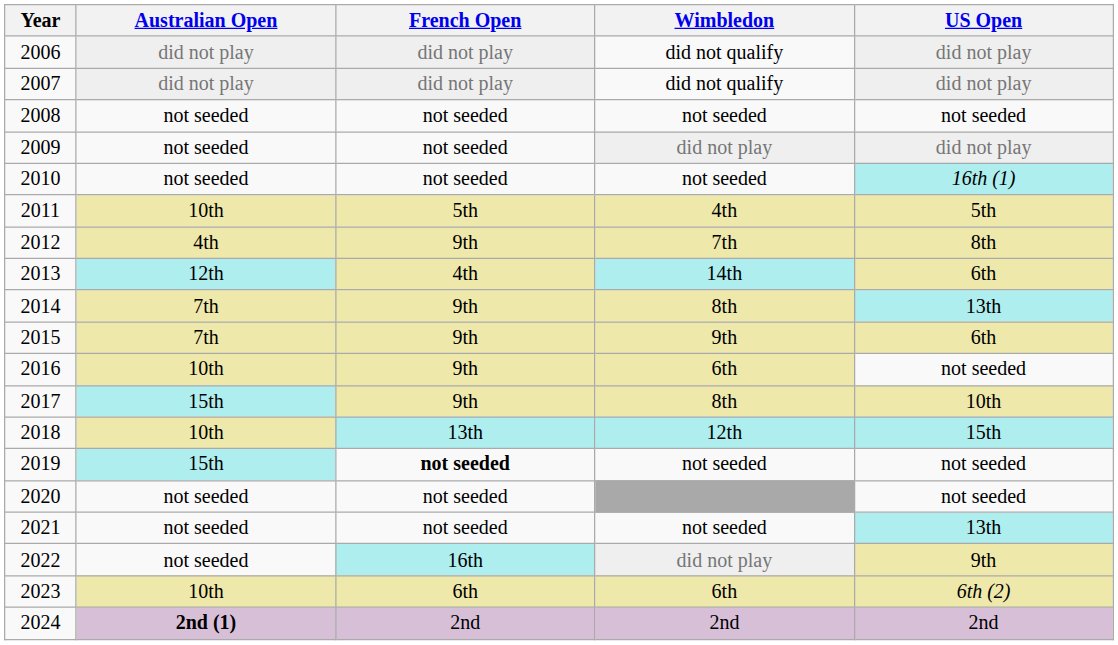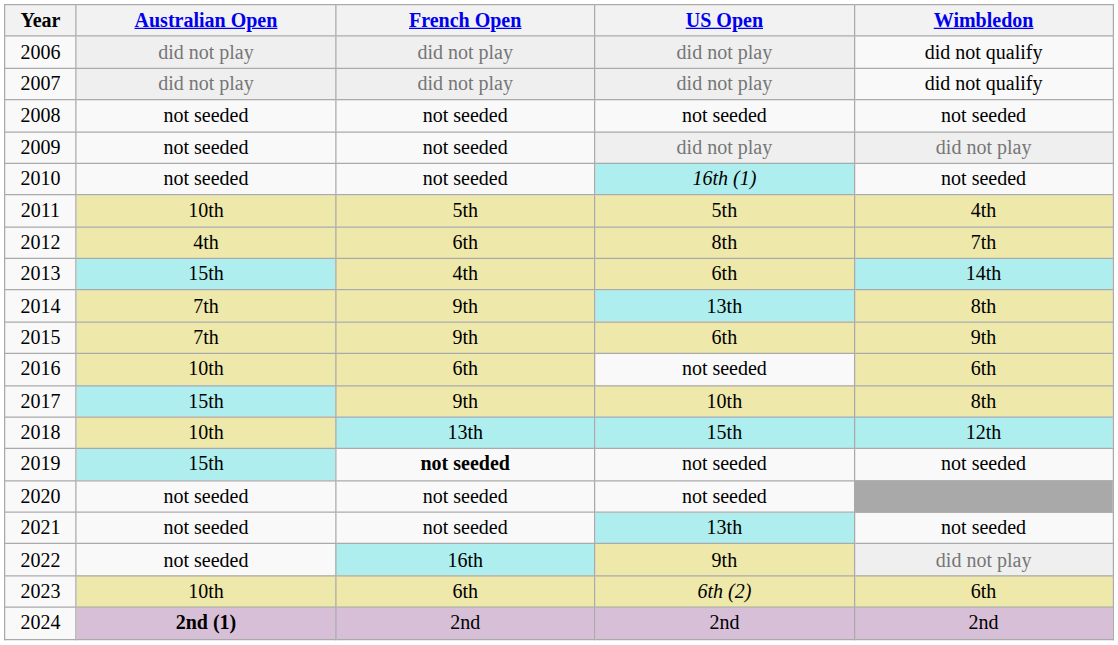columns swapped: (724, 20) <-> (984, 20)
(465, 242) 9th -> (465, 242) 6th
(206, 274) 12th -> (206, 274) 15th
(465, 369) 9th -> (465, 369) 6th
